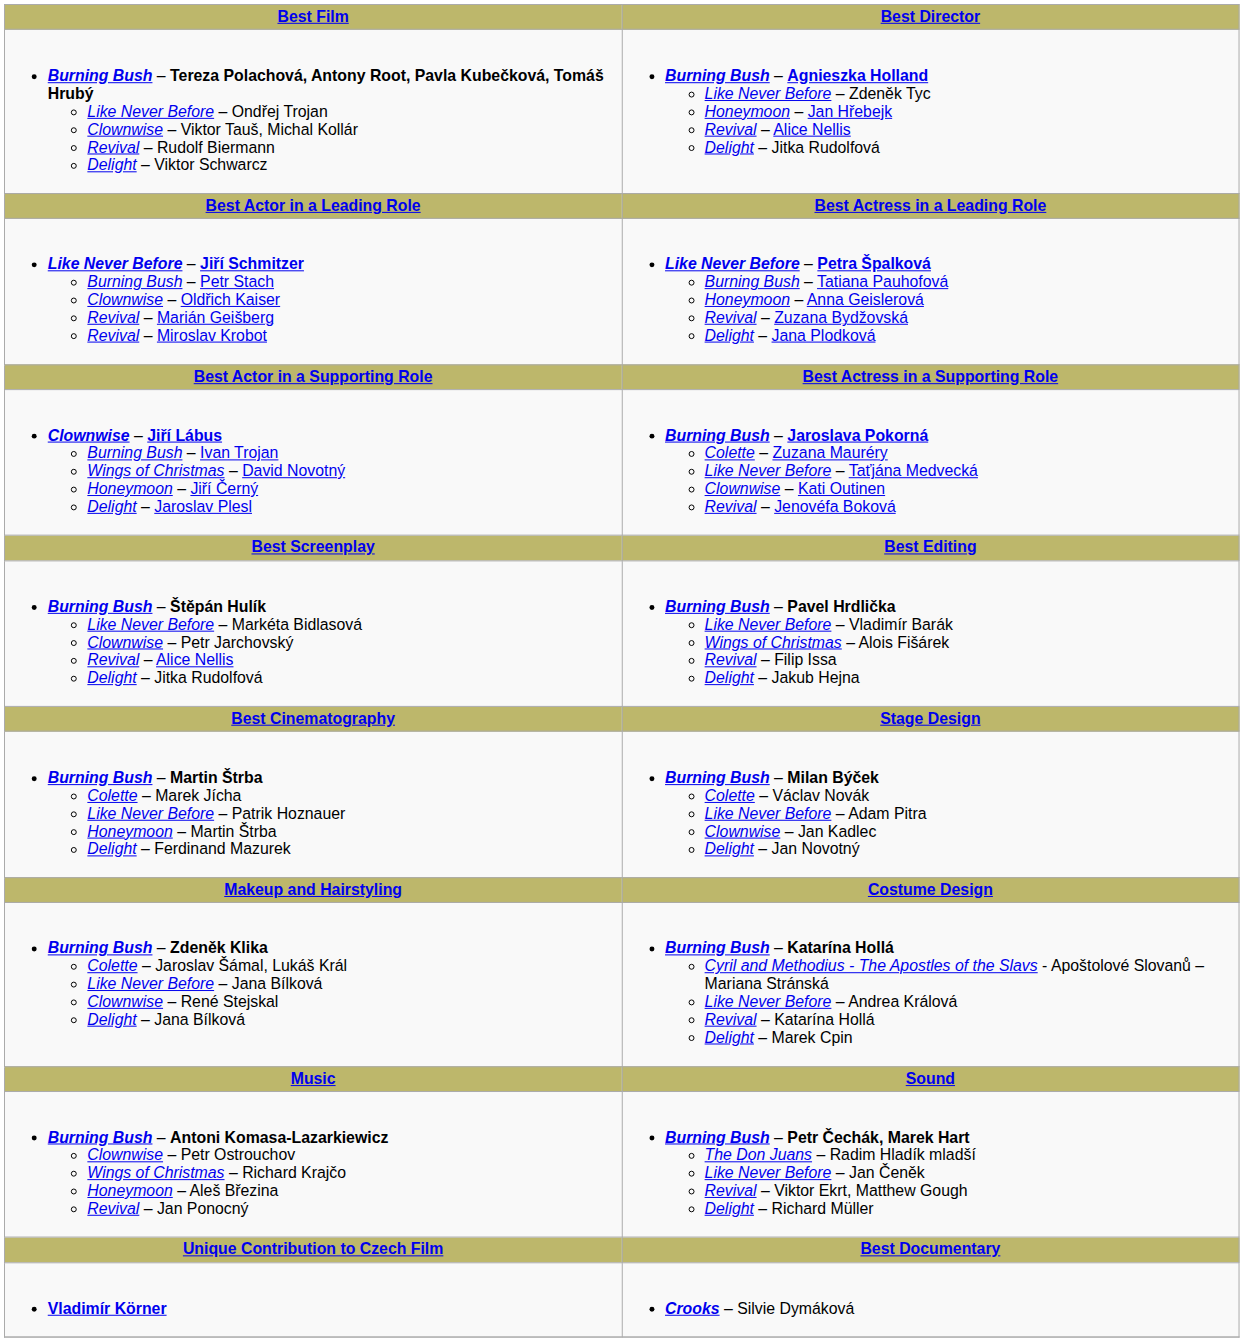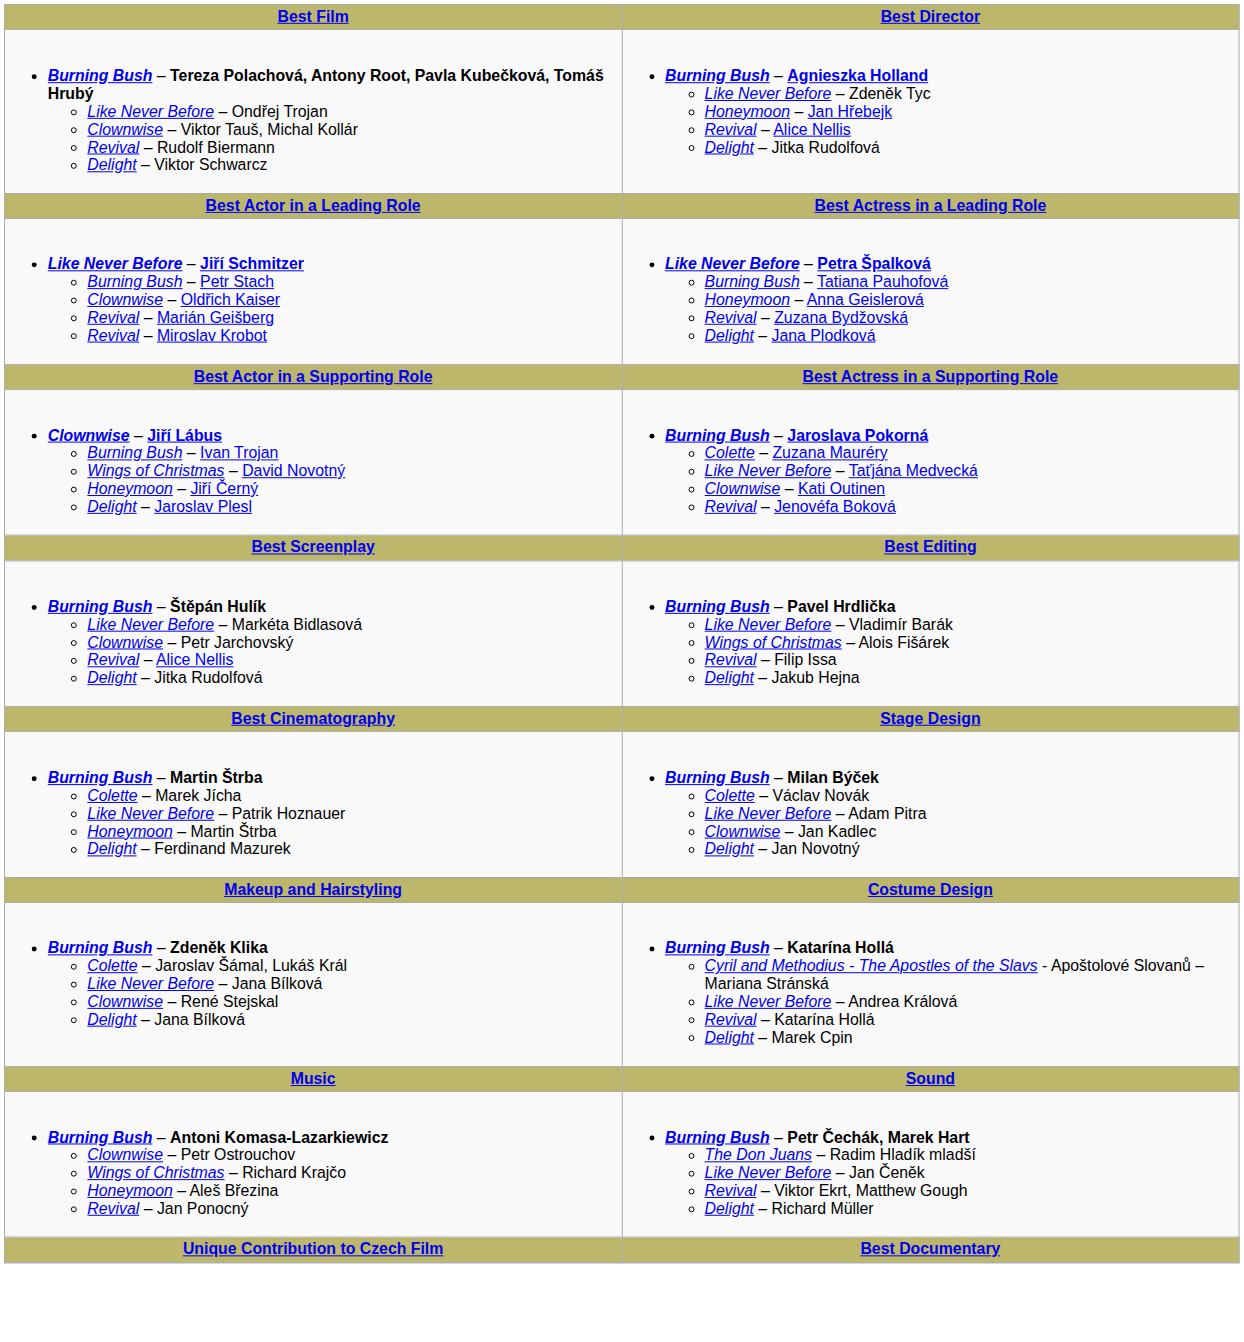- row: (313, 1309)
